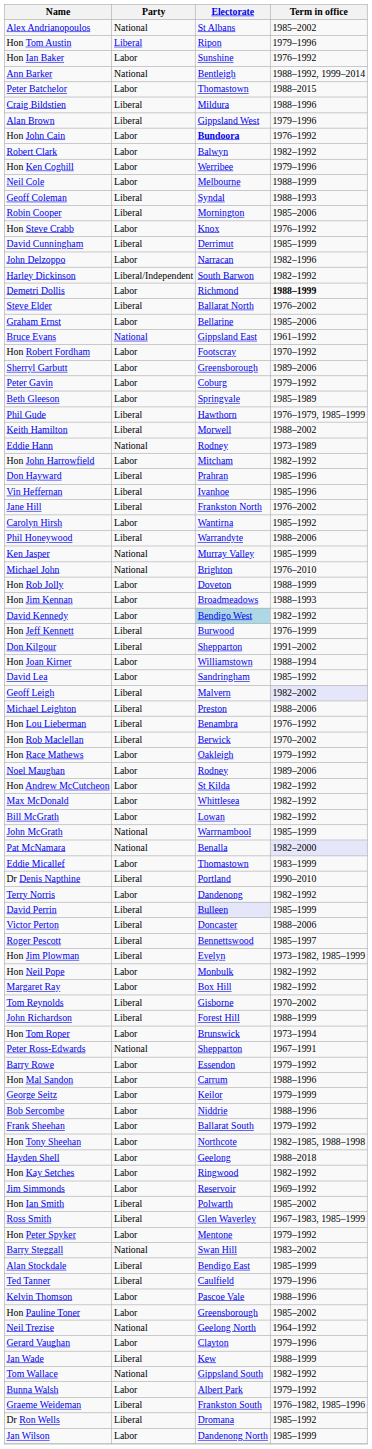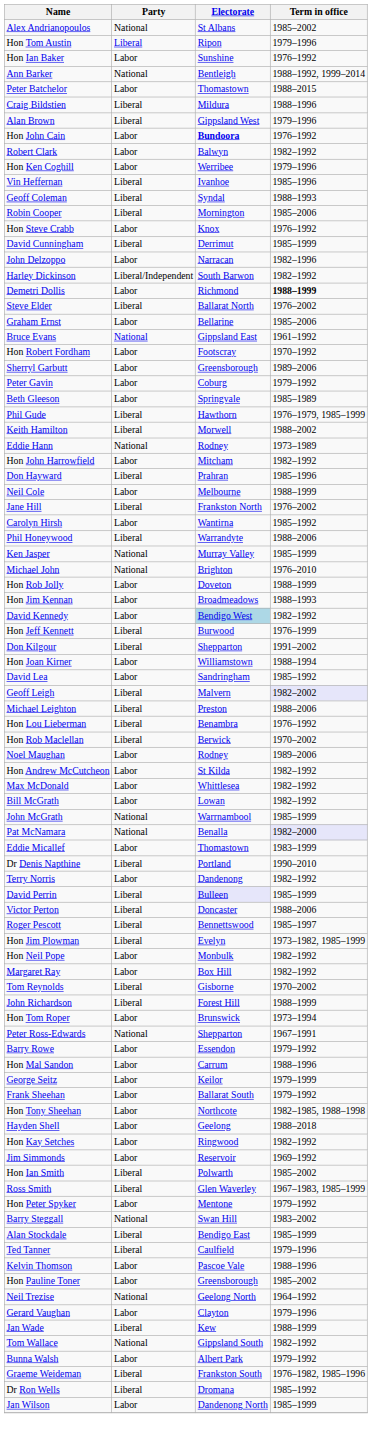rows swapped: (25, 182) <-> (34, 492)
- row: (45, 755)
- row: (35, 1111)
